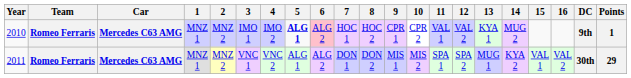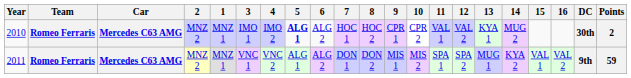columns swapped: (197, 11) <-> (223, 11)
(322, 33) pink background -> (322, 33) no background
(585, 33) 9th -> (585, 33) 30th
(612, 33) 1 -> (612, 33) 2
(585, 60) 30th -> (585, 60) 9th
(612, 60) 29 -> (612, 60) 59
